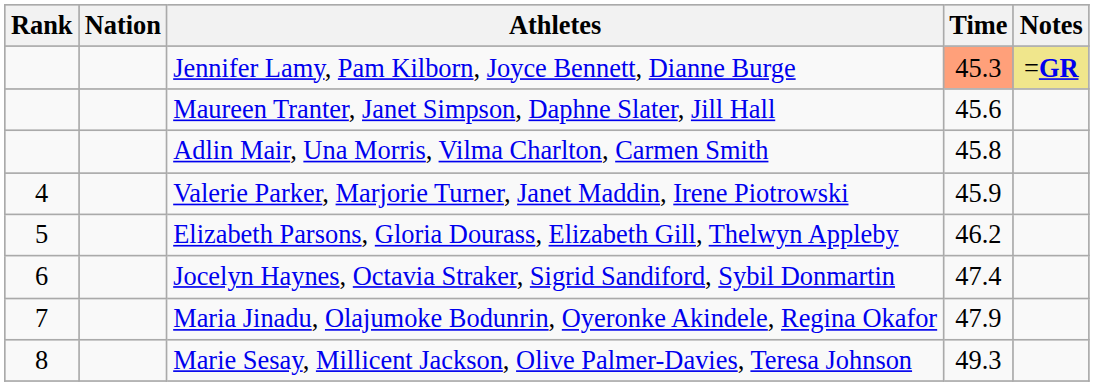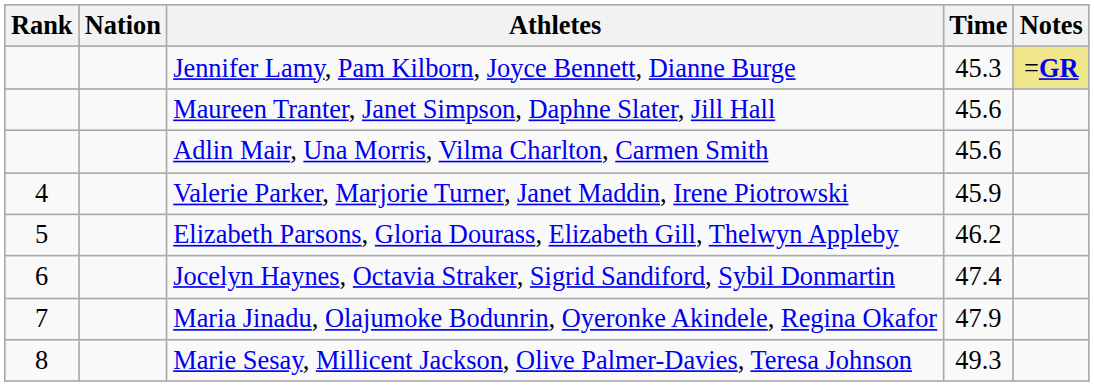(978, 67) lightsalmon background -> (978, 67) no background
(978, 151) 45.8 -> (978, 151) 45.6
